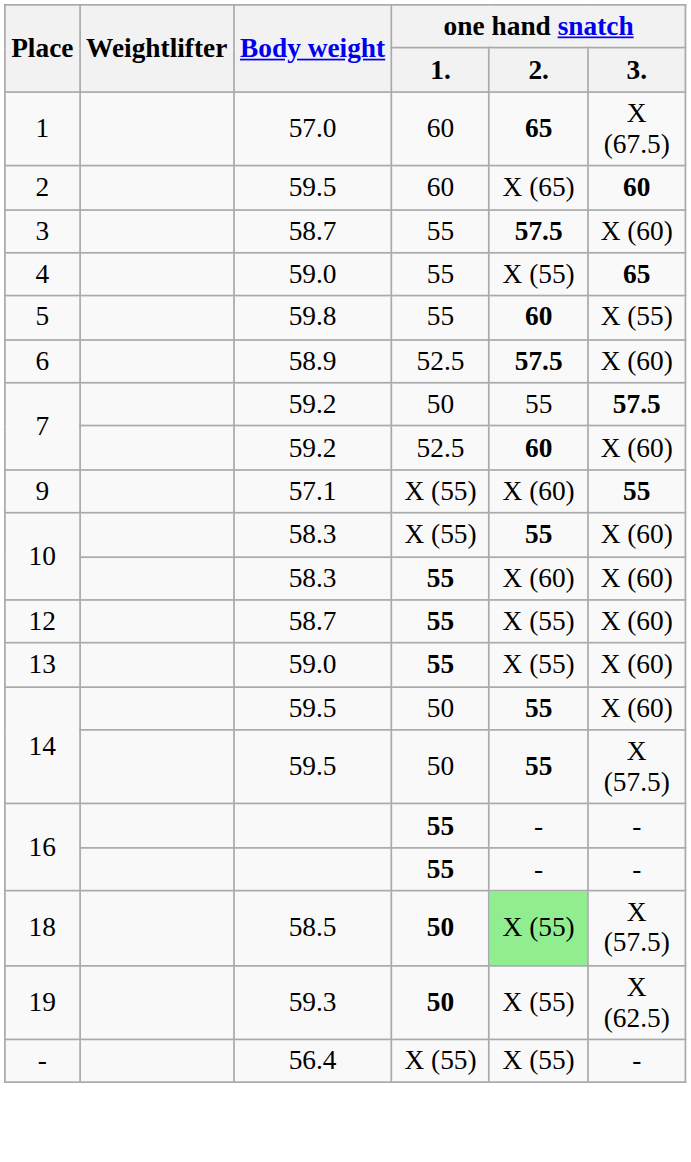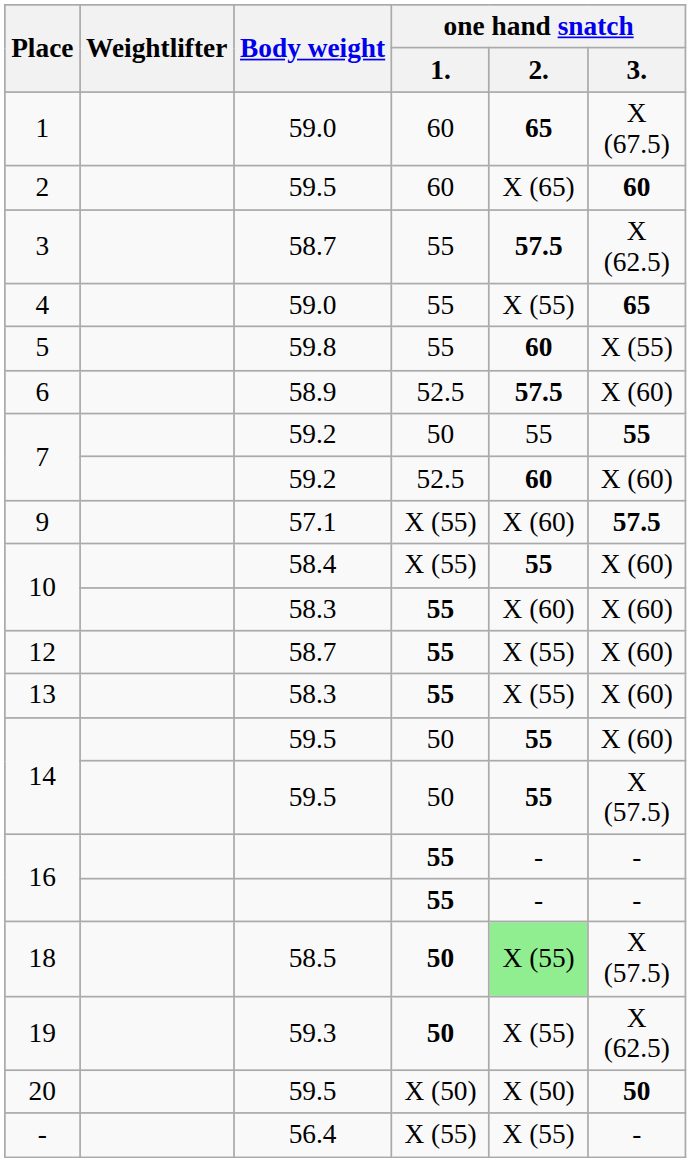(313, 128) 57.0 -> (313, 128) 59.0
(637, 230) X (60) -> (637, 245) X (62.5)
(637, 404) 57.5 -> (637, 434) 55
(637, 490) 55 -> (637, 521) 57.5
(313, 534) 58.3 -> (313, 565) 58.4
(313, 664) 59.0 -> (313, 695) 58.3
+ row: (42, 1091)
